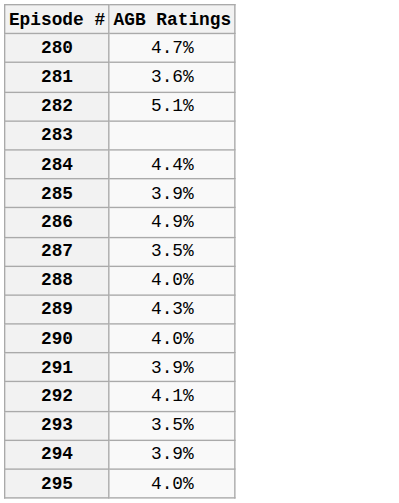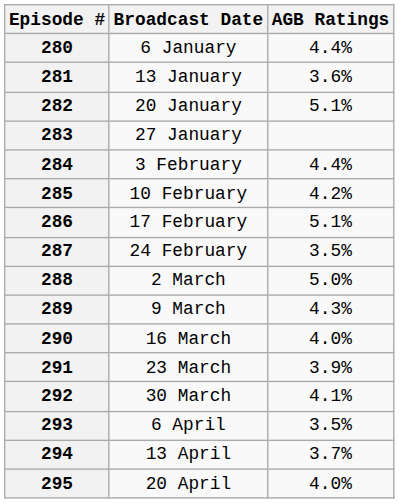+ column: (188, 19)
(172, 48) 4.7% -> (330, 48) 4.4%
(172, 193) 3.9% -> (330, 193) 4.2%
(172, 222) 4.9% -> (330, 222) 5.1%
(172, 280) 4.0% -> (330, 280) 5.0%
(172, 455) 3.9% -> (330, 455) 3.7%
